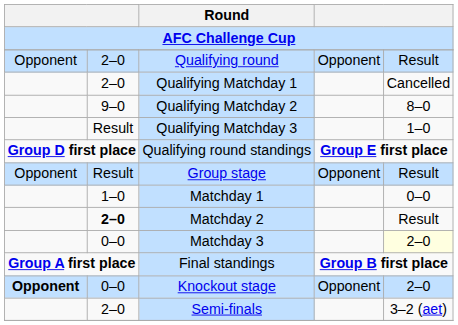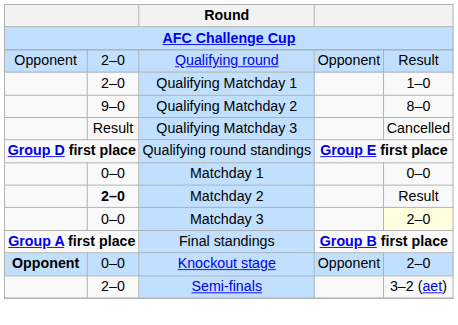(418, 83) Cancelled -> (418, 83) 1–0
(418, 128) 1–0 -> (418, 128) Cancelled
- row: (227, 173)
(113, 196) 1–0 -> (113, 173) 0–0
